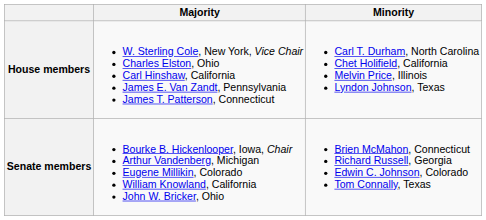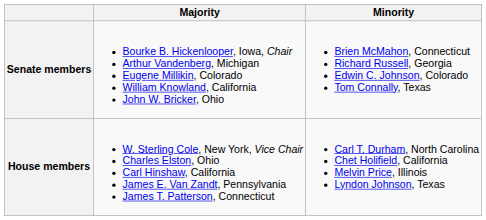rows swapped: (49, 167) <-> (49, 69)
